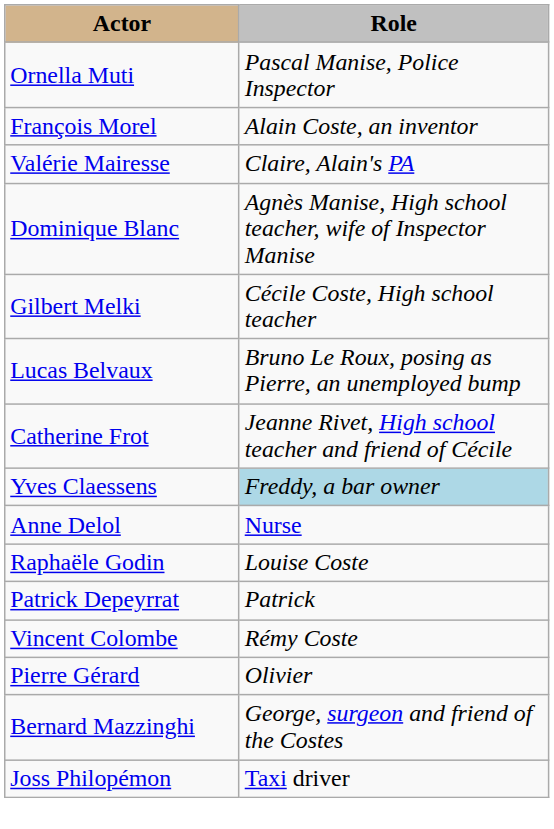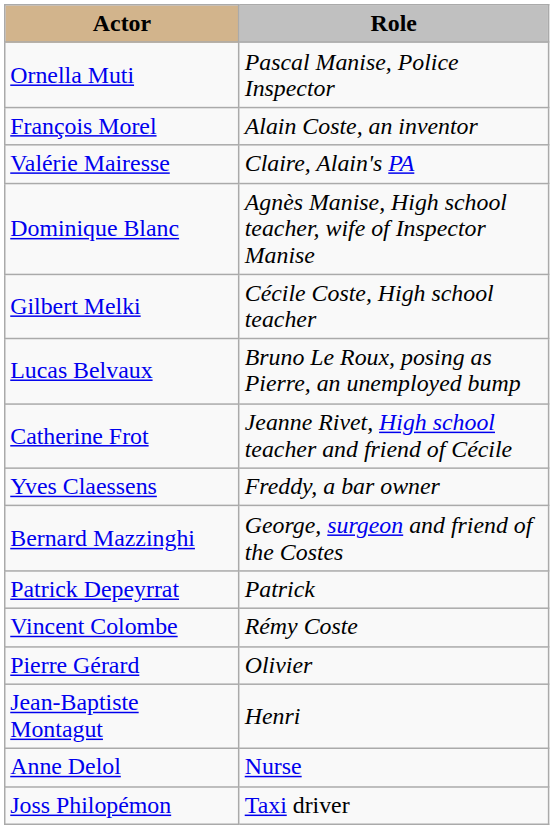(342, 486) lightblue background -> (342, 486) no background
rows swapped: (103, 727) <-> (66, 524)
- row: (87, 562)
+ row: (74, 716)
